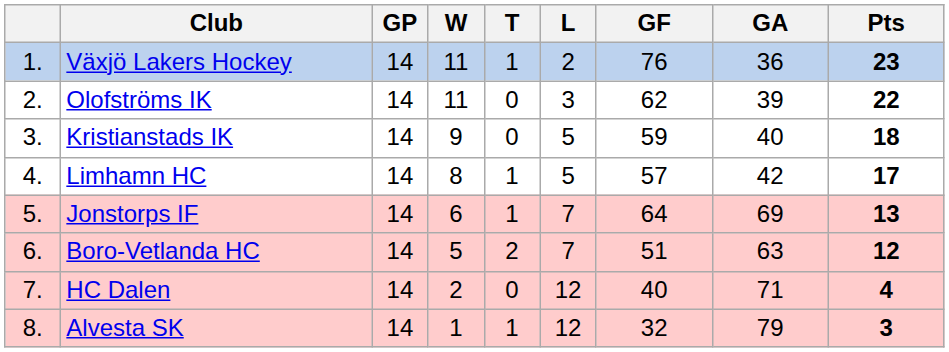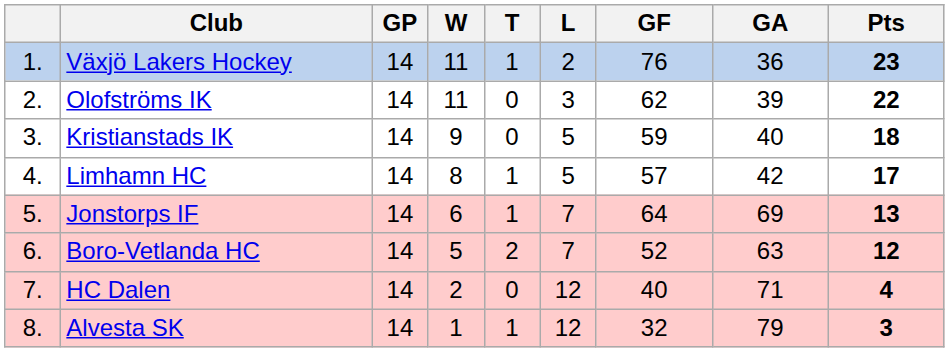(654, 251) 51 -> (654, 251) 52
